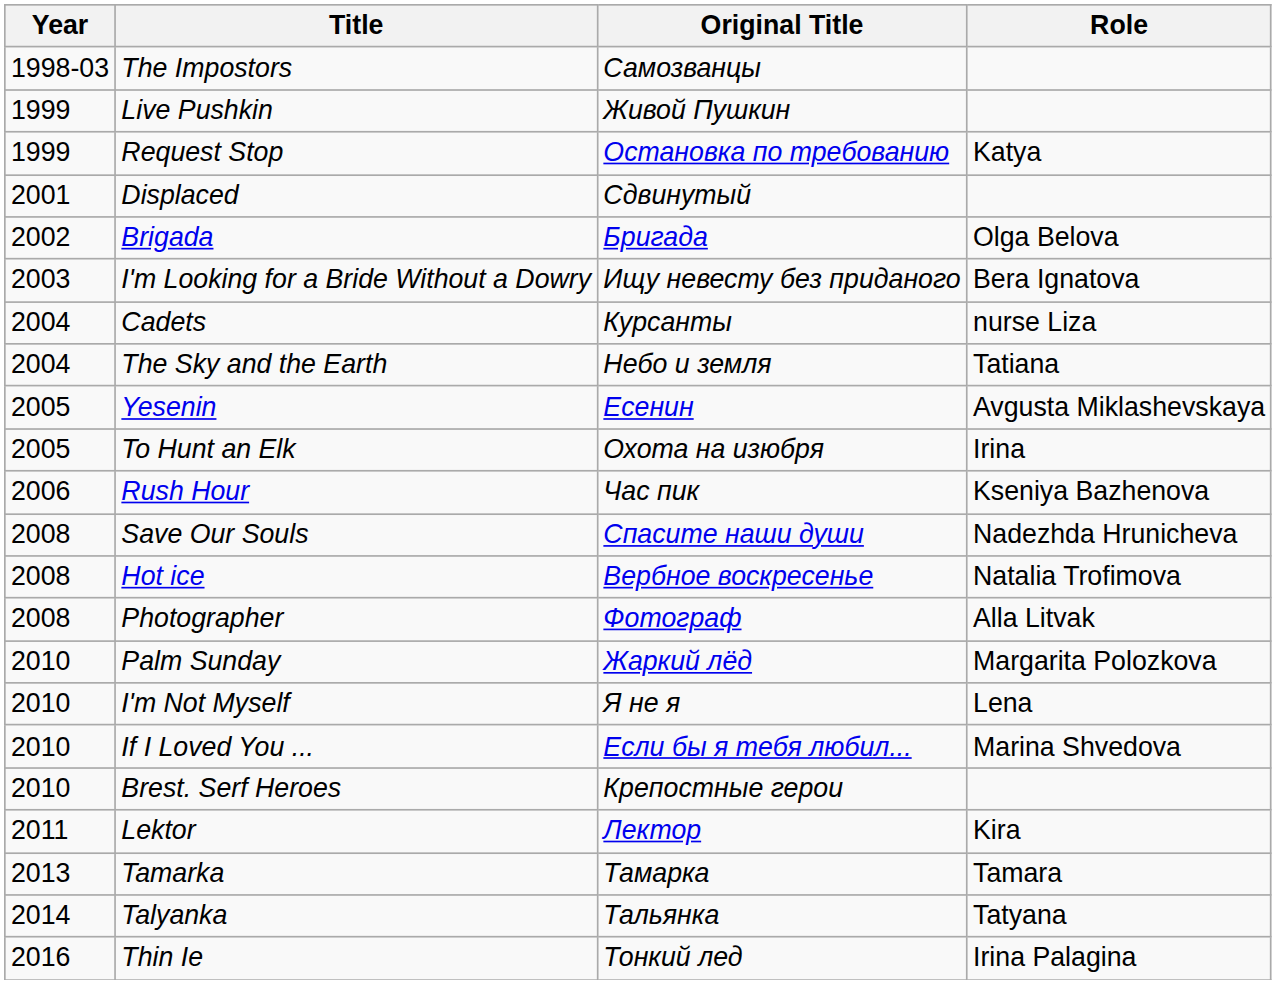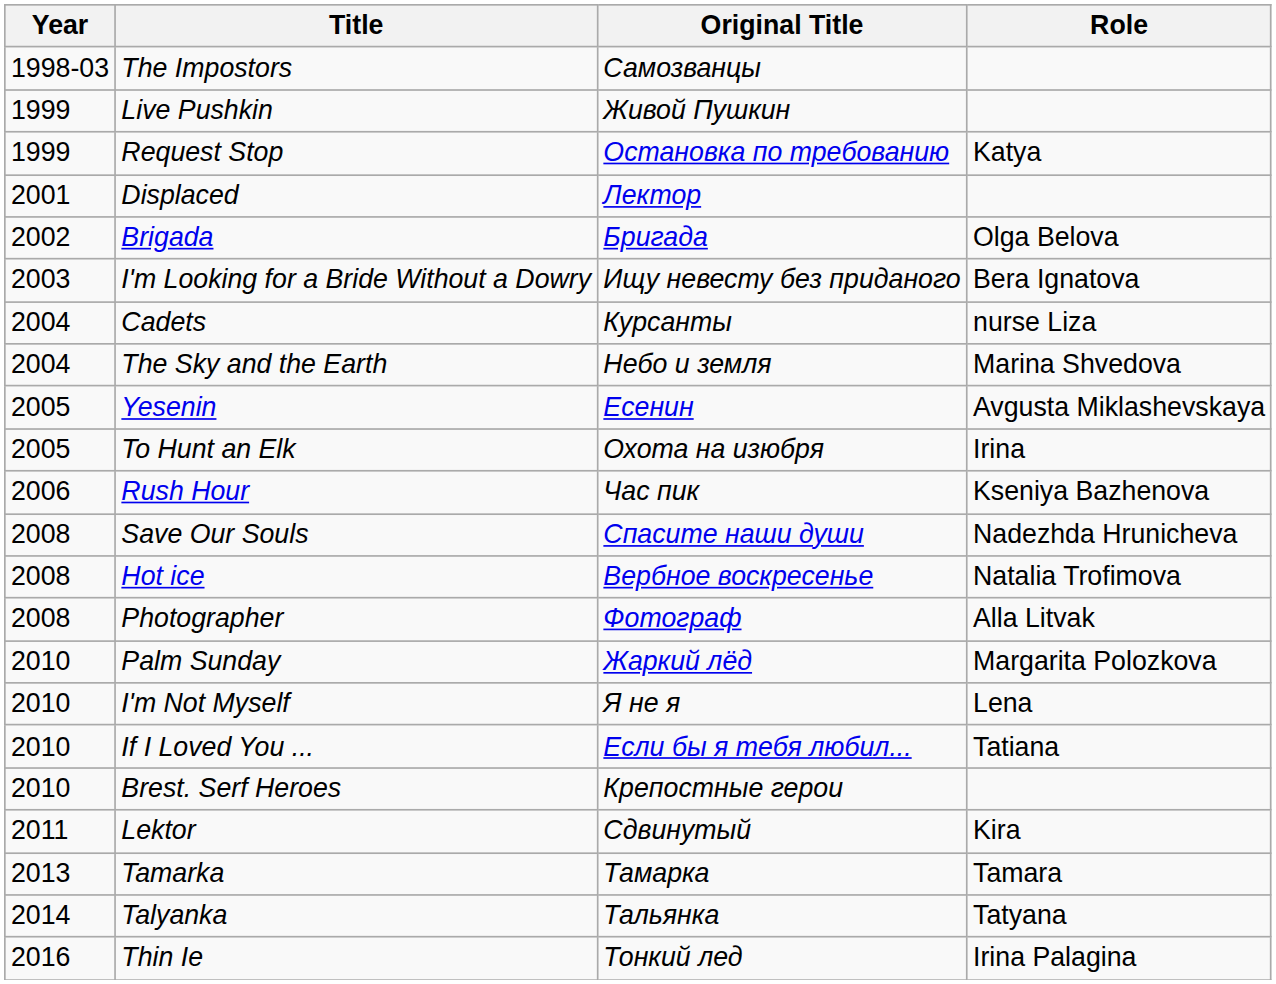(677, 195) Сдвинутый -> (652, 195) Лектор
(1016, 364) Tatiana -> (1077, 364) Marina Shvedova
(1077, 746) Marina Shvedova -> (1016, 746) Tatiana
(652, 830) Лектор -> (677, 830) Сдвинутый
